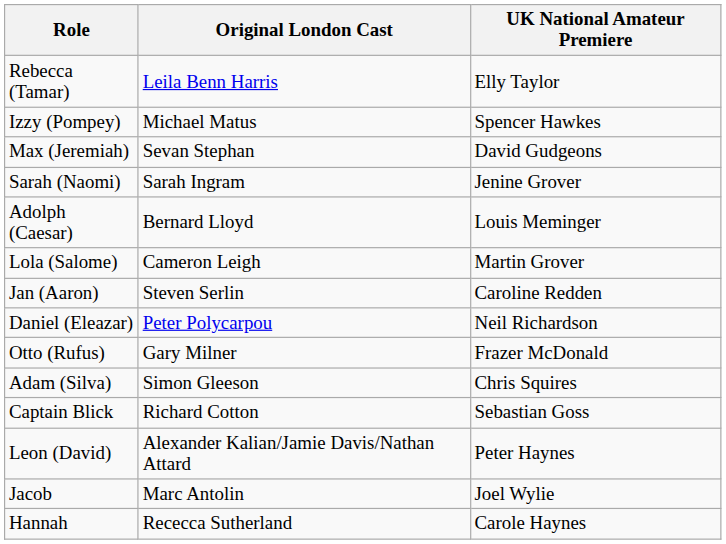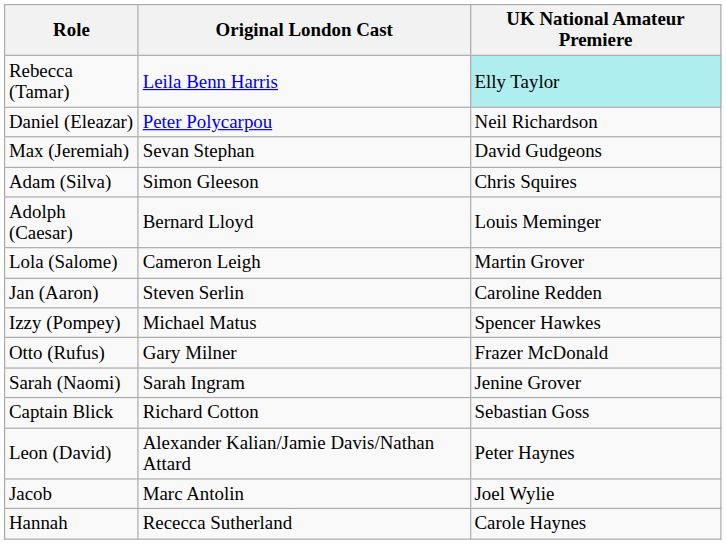(517, 81) no background -> (517, 81) paleturquoise background
rows swapped: (71, 322) <-> (65, 121)
rows swapped: (65, 181) <-> (60, 382)
